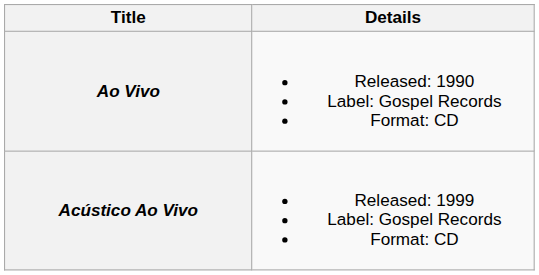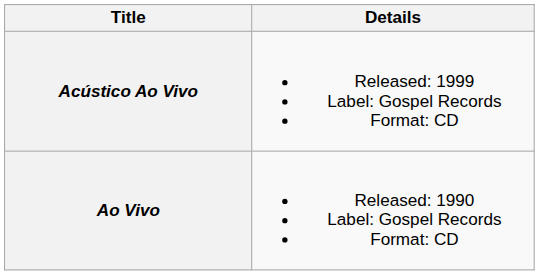rows swapped: (128, 91) <-> (128, 210)
